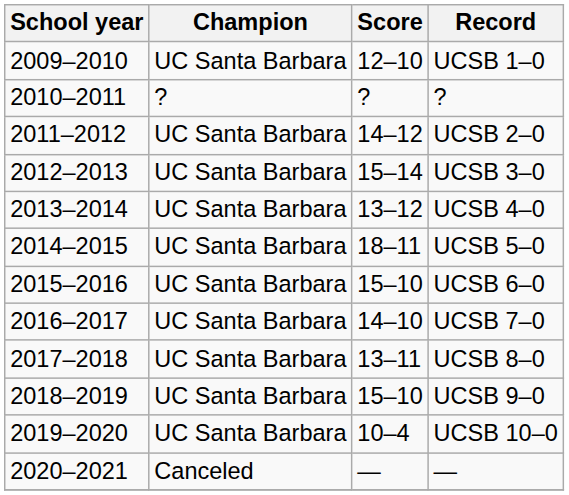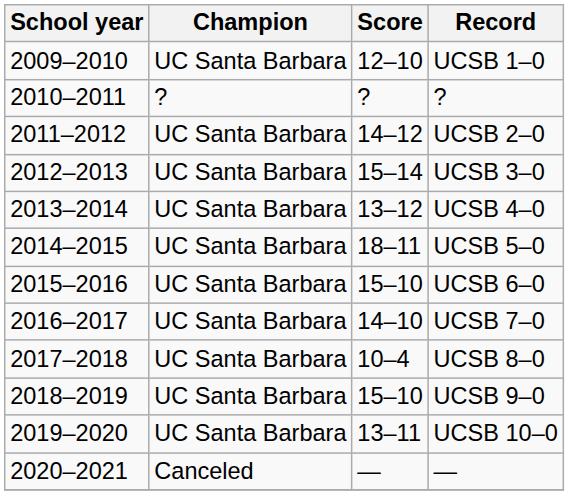(389, 358) 13–11 -> (384, 358) 10–4
(384, 433) 10–4 -> (389, 433) 13–11
